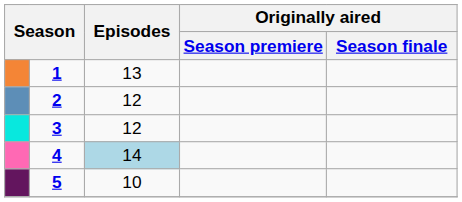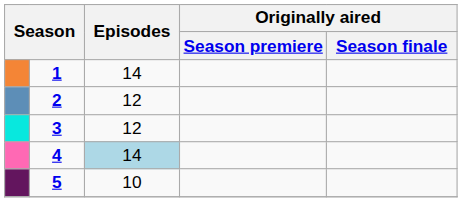(132, 73) 13 -> (132, 73) 14
